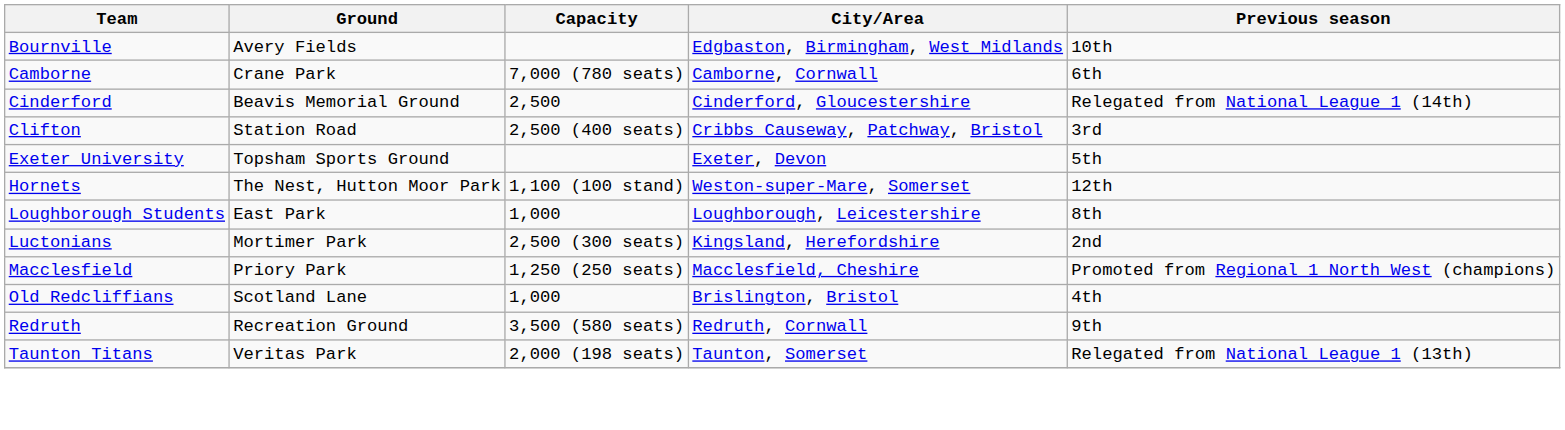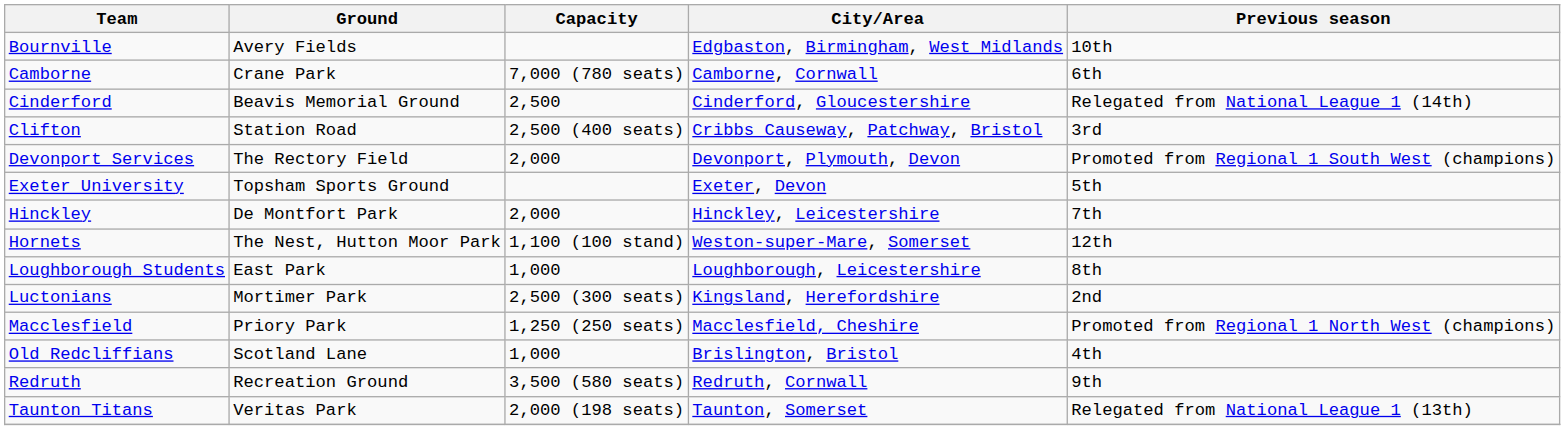+ row: (101, 158)
+ row: (50, 214)
